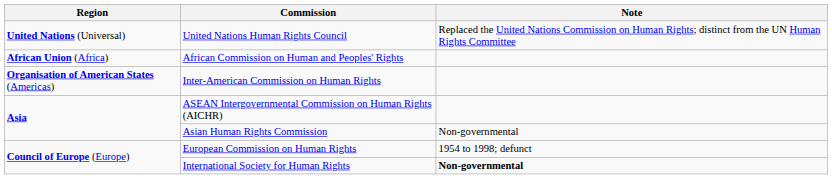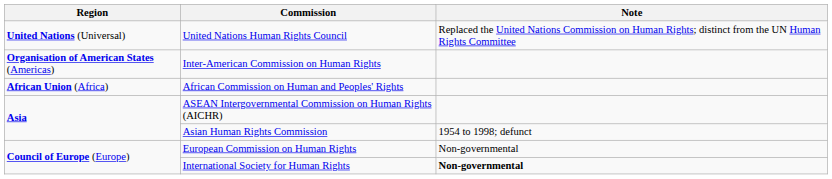rows swapped: (293, 58) <-> (282, 80)
(479, 132) Non-governmental -> (485, 132) 1954 to 1998; defunct
(485, 148) 1954 to 1998; defunct -> (479, 148) Non-governmental
